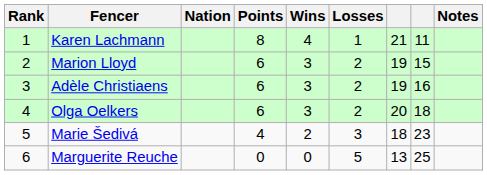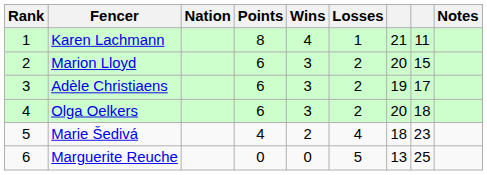(399, 63) 19 -> (399, 63) 20
(422, 87) 16 -> (422, 87) 17
(358, 134) 3 -> (358, 134) 4
